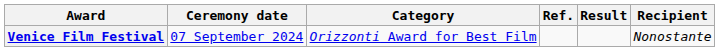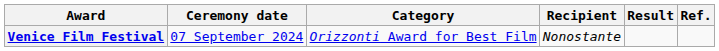columns swapped: (673, 15) <-> (558, 15)
